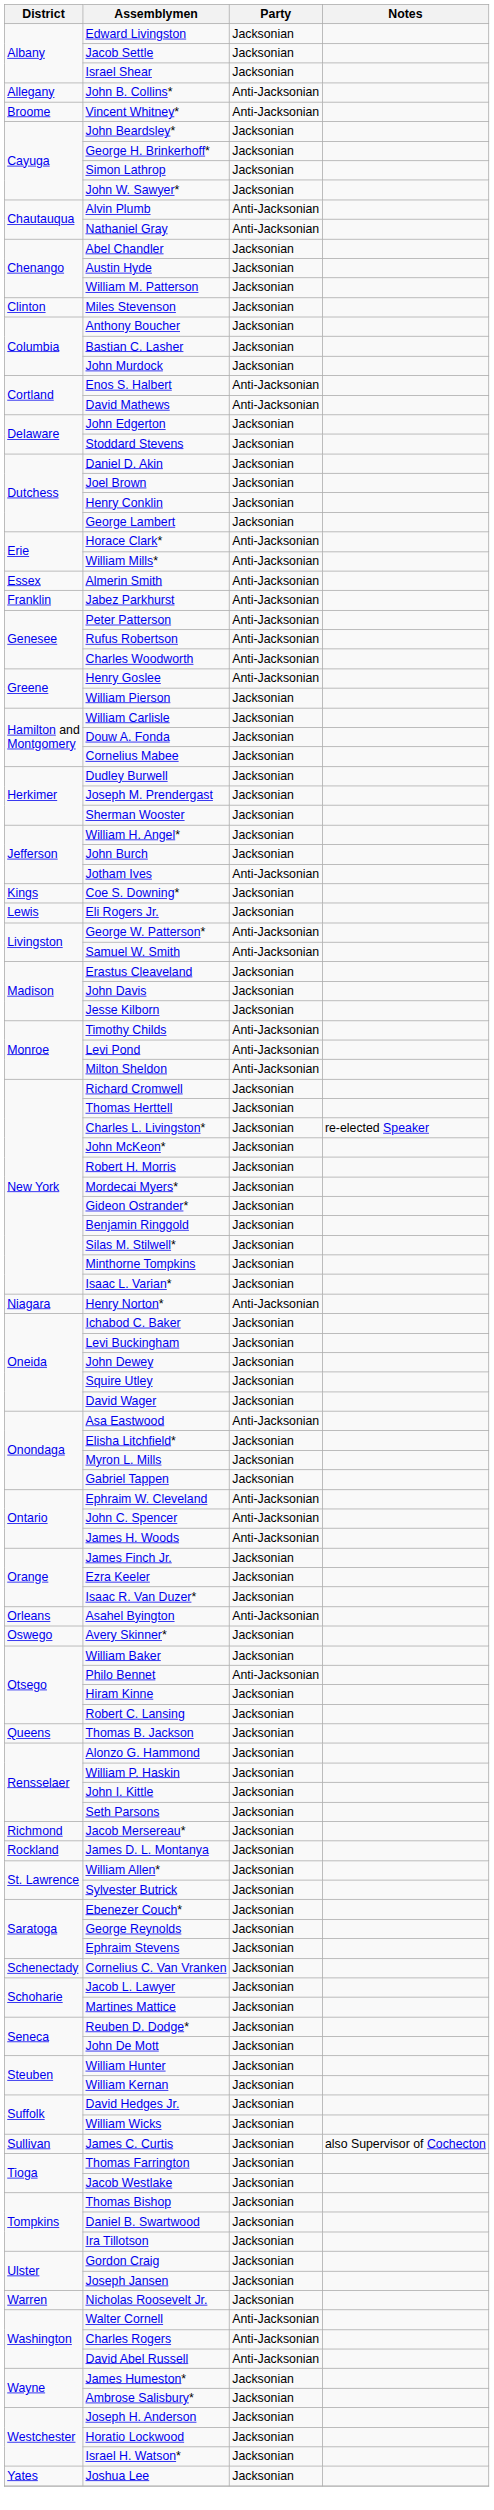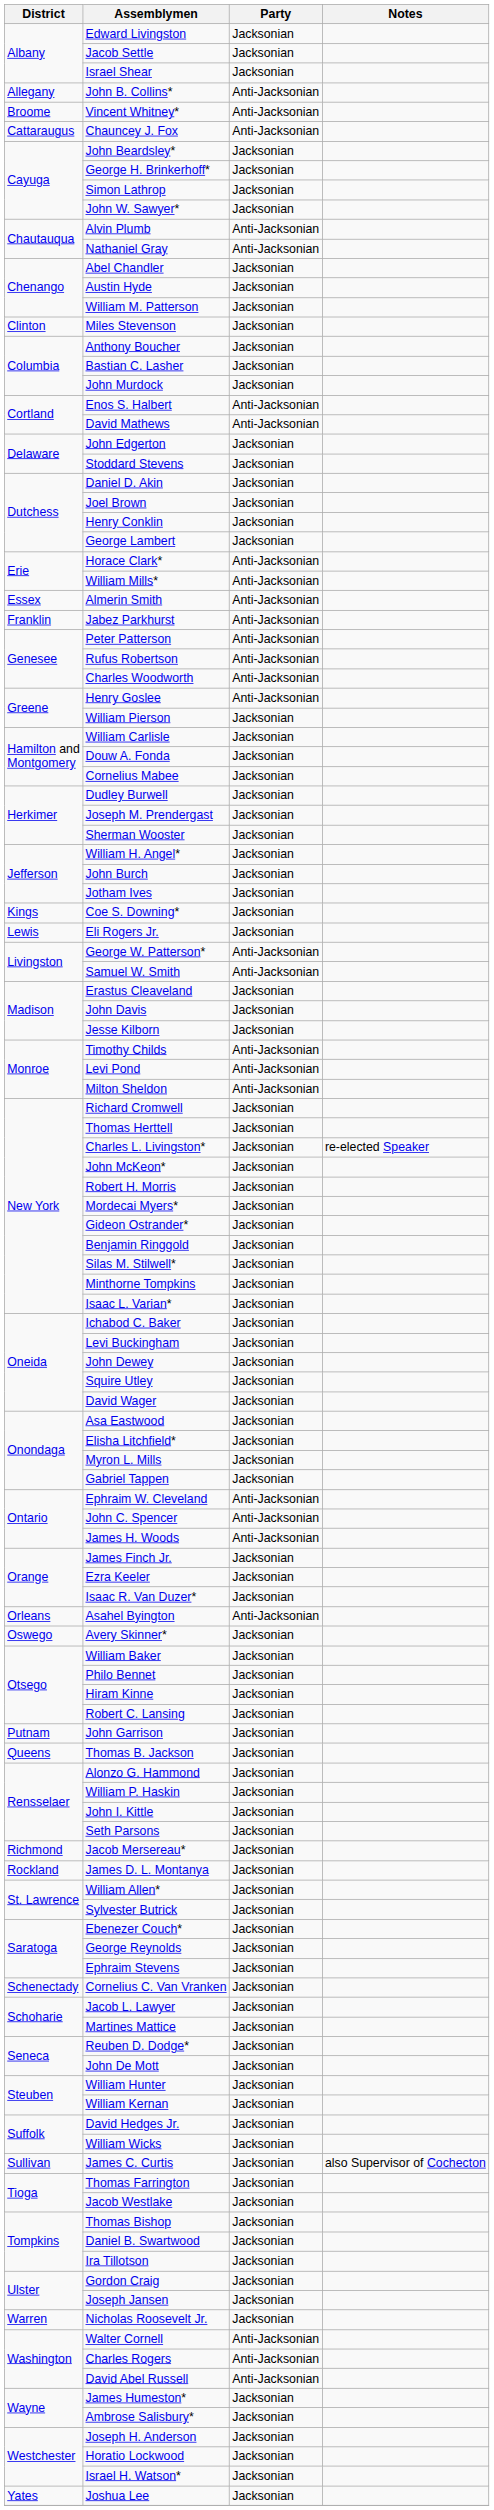+ row: (132, 131)
(276, 873) Anti-Jacksonian -> (263, 893) Jacksonian
- row: (125, 1303)
(276, 1421) Anti-Jacksonian -> (263, 1421) Jacksonian
(276, 1675) Anti-Jacksonian -> (263, 1675) Jacksonian
+ row: (124, 1733)
